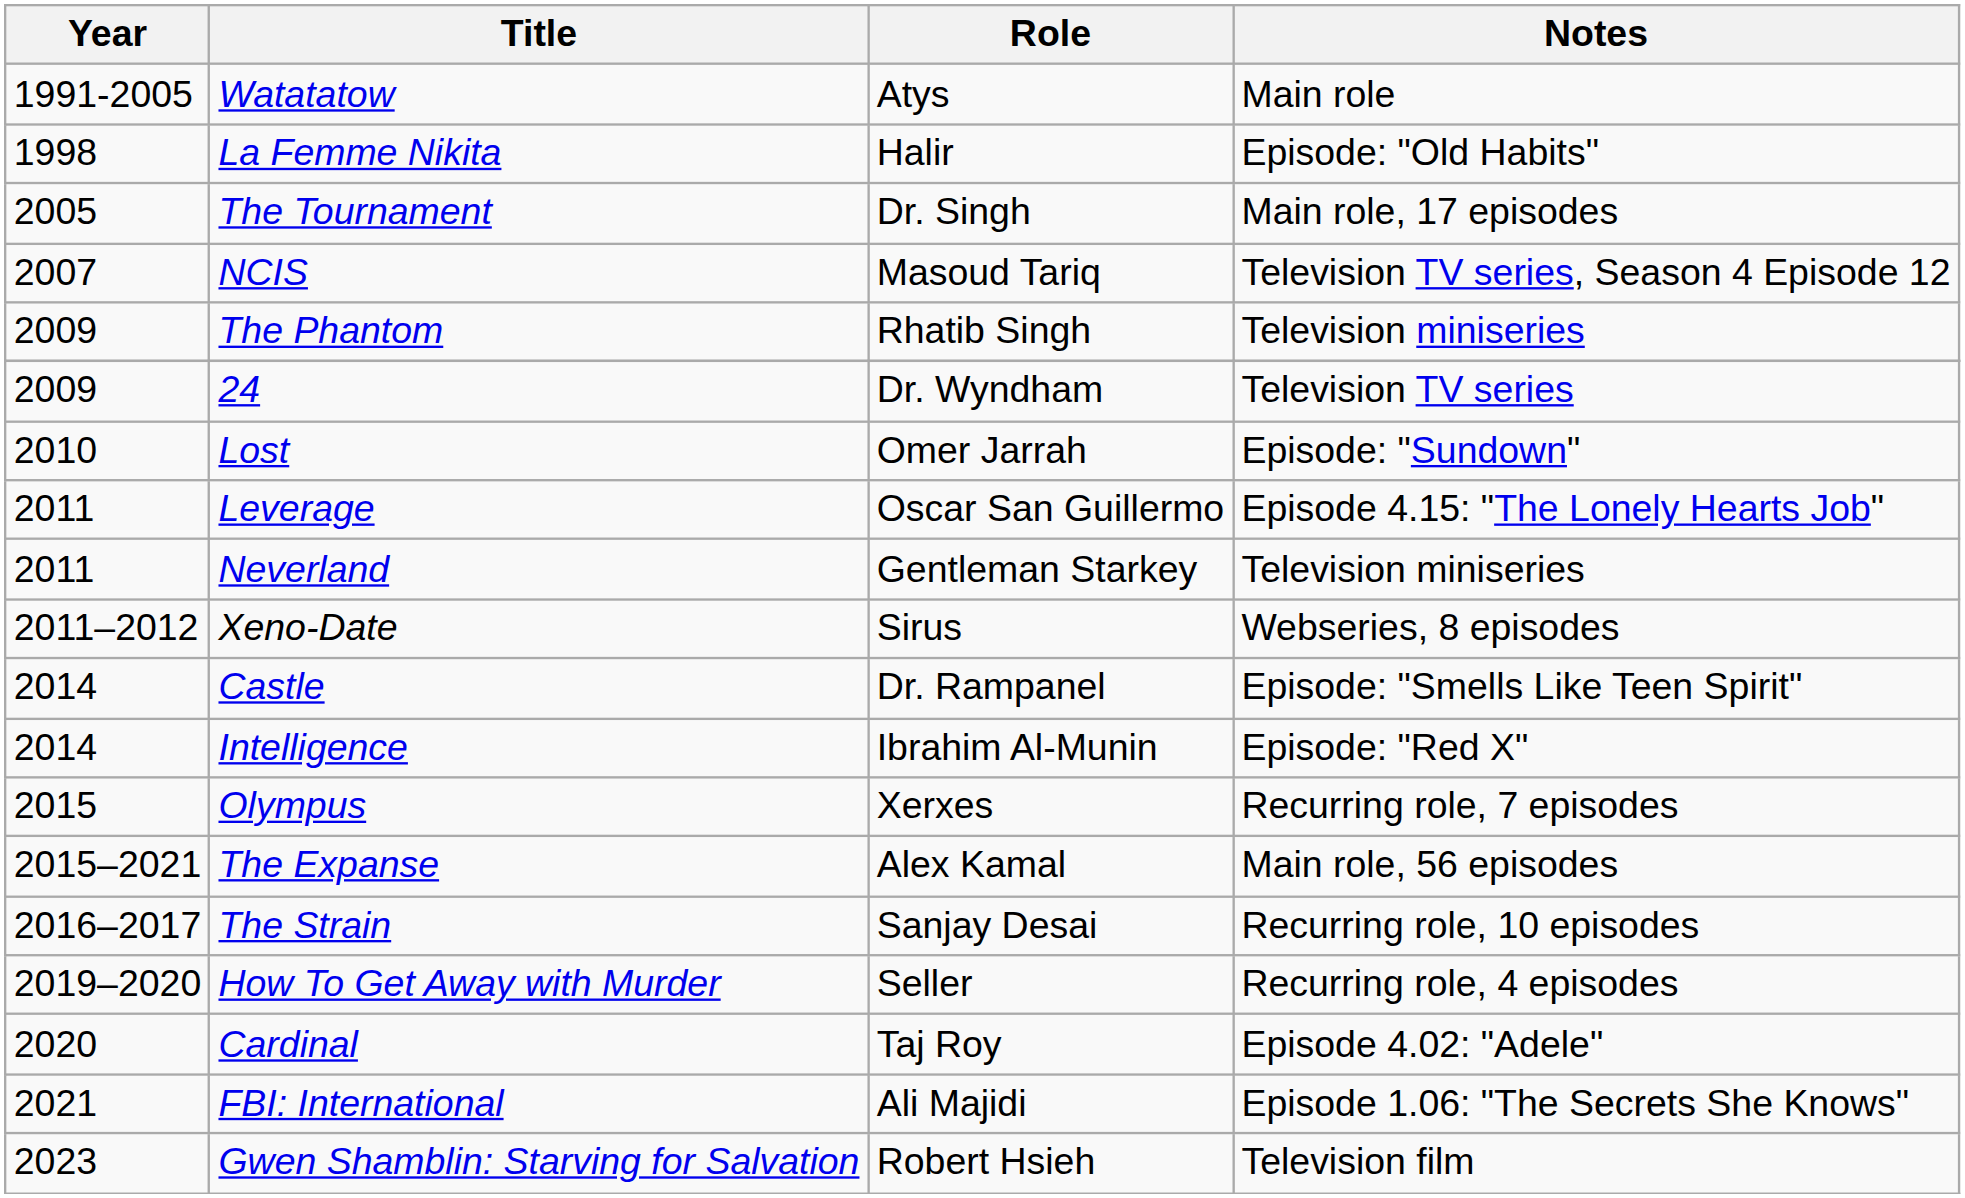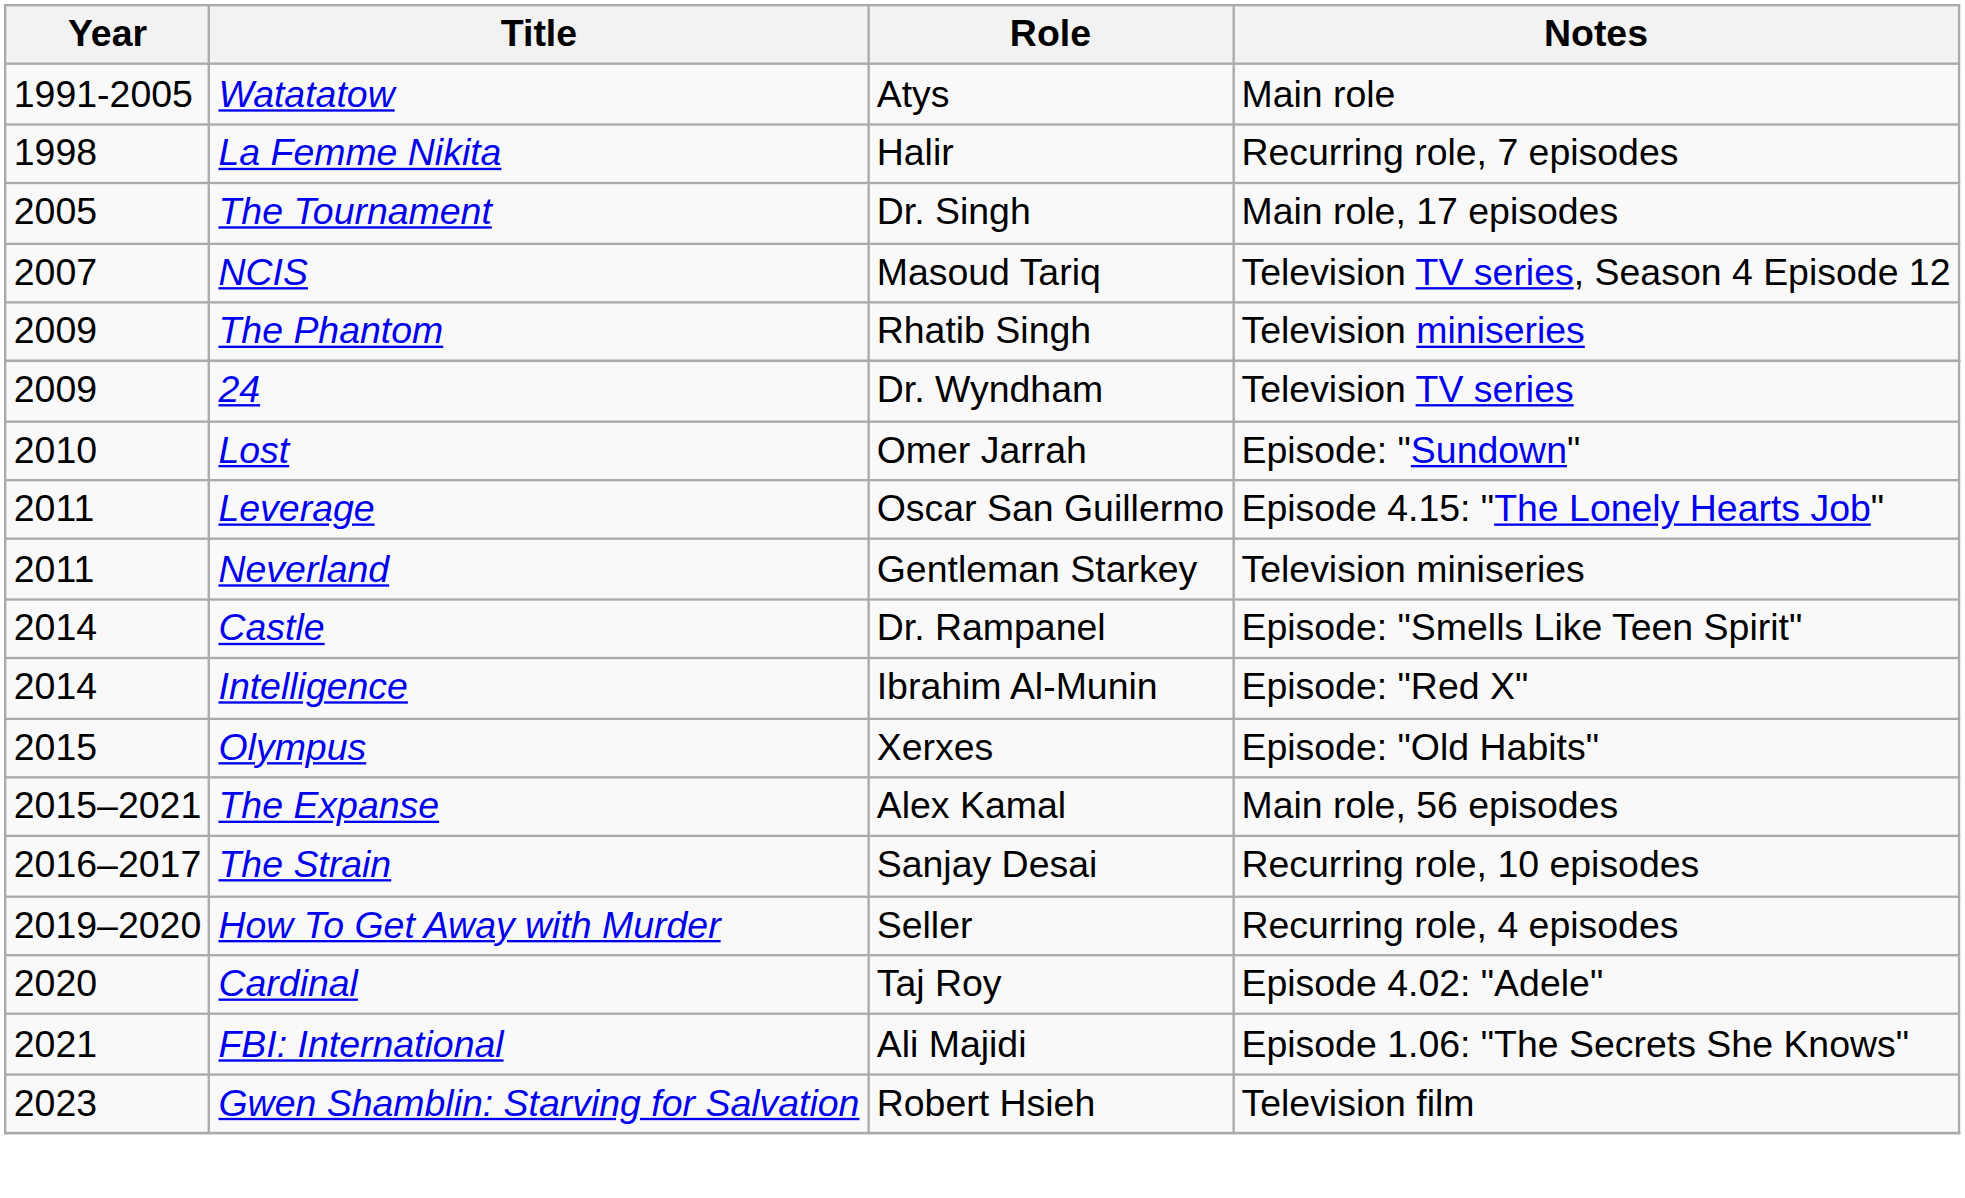(1420, 152) Episode: "Old Habits" -> (1460, 152) Recurring role, 7 episodes
- row: (308, 627)
(1460, 806) Recurring role, 7 episodes -> (1420, 746) Episode: "Old Habits"
